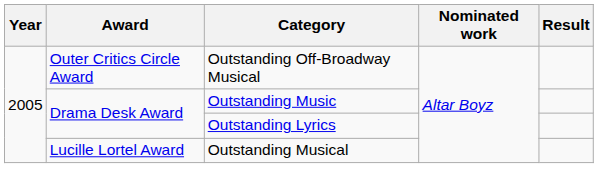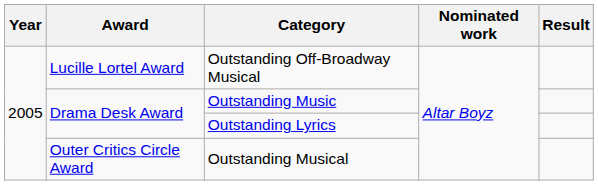(115, 67) Outer Critics Circle Award -> (117, 67) Lucille Lortel Award
(117, 150) Lucille Lortel Award -> (115, 158) Outer Critics Circle Award
